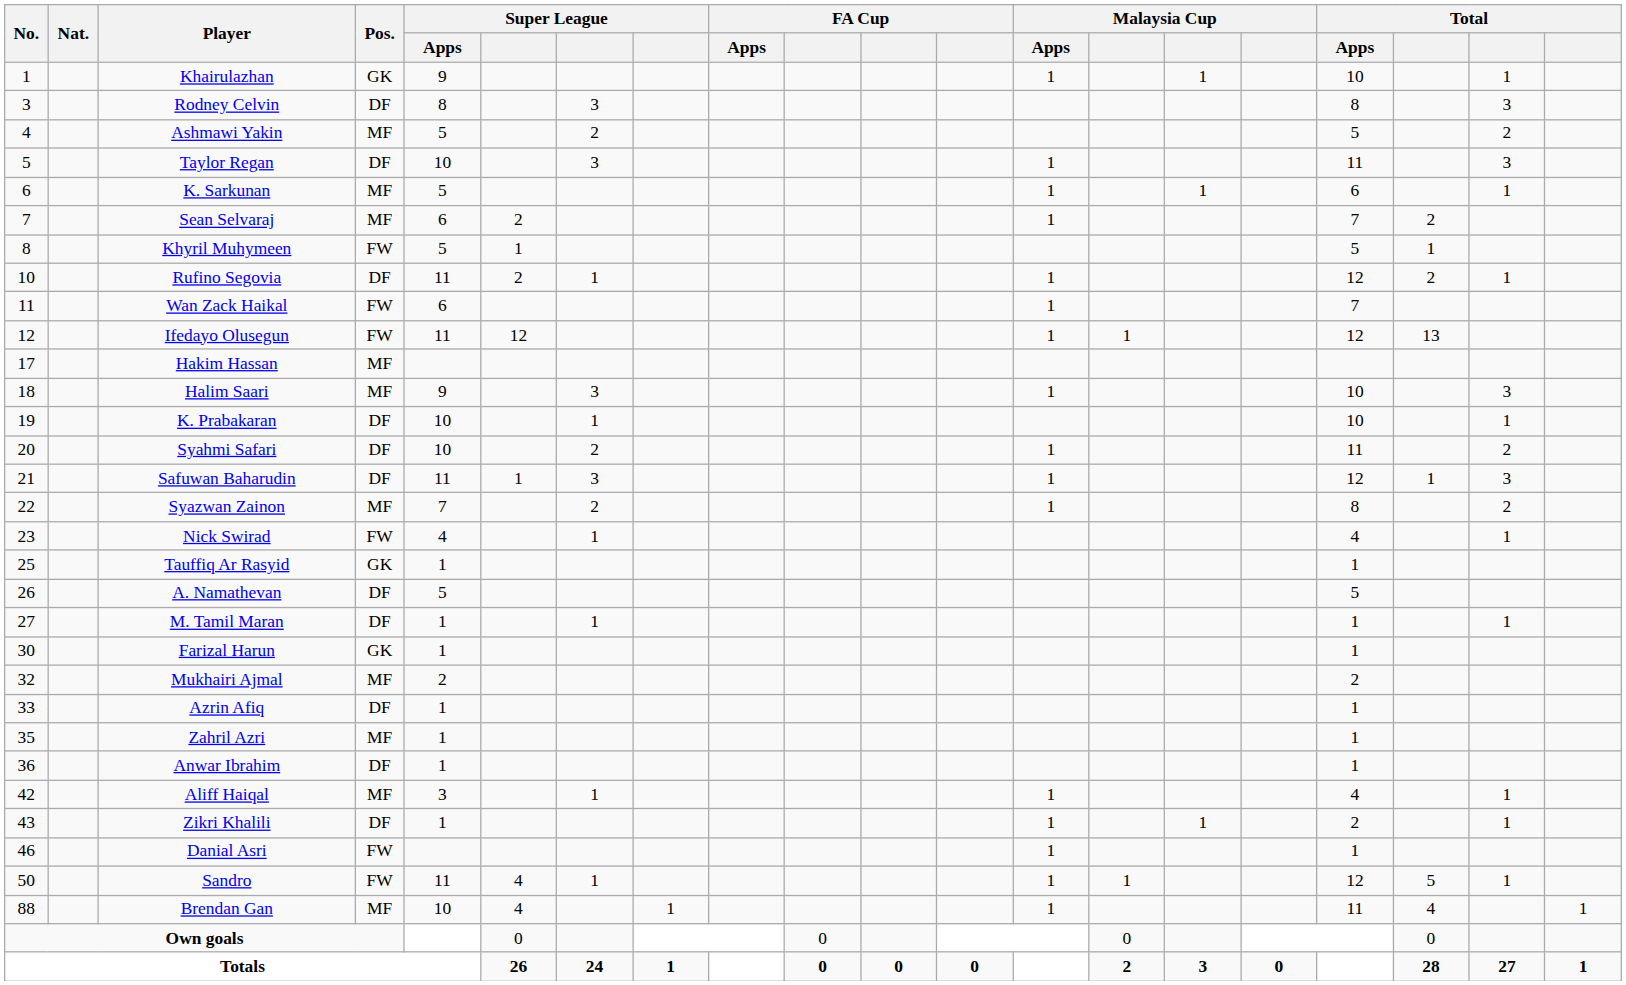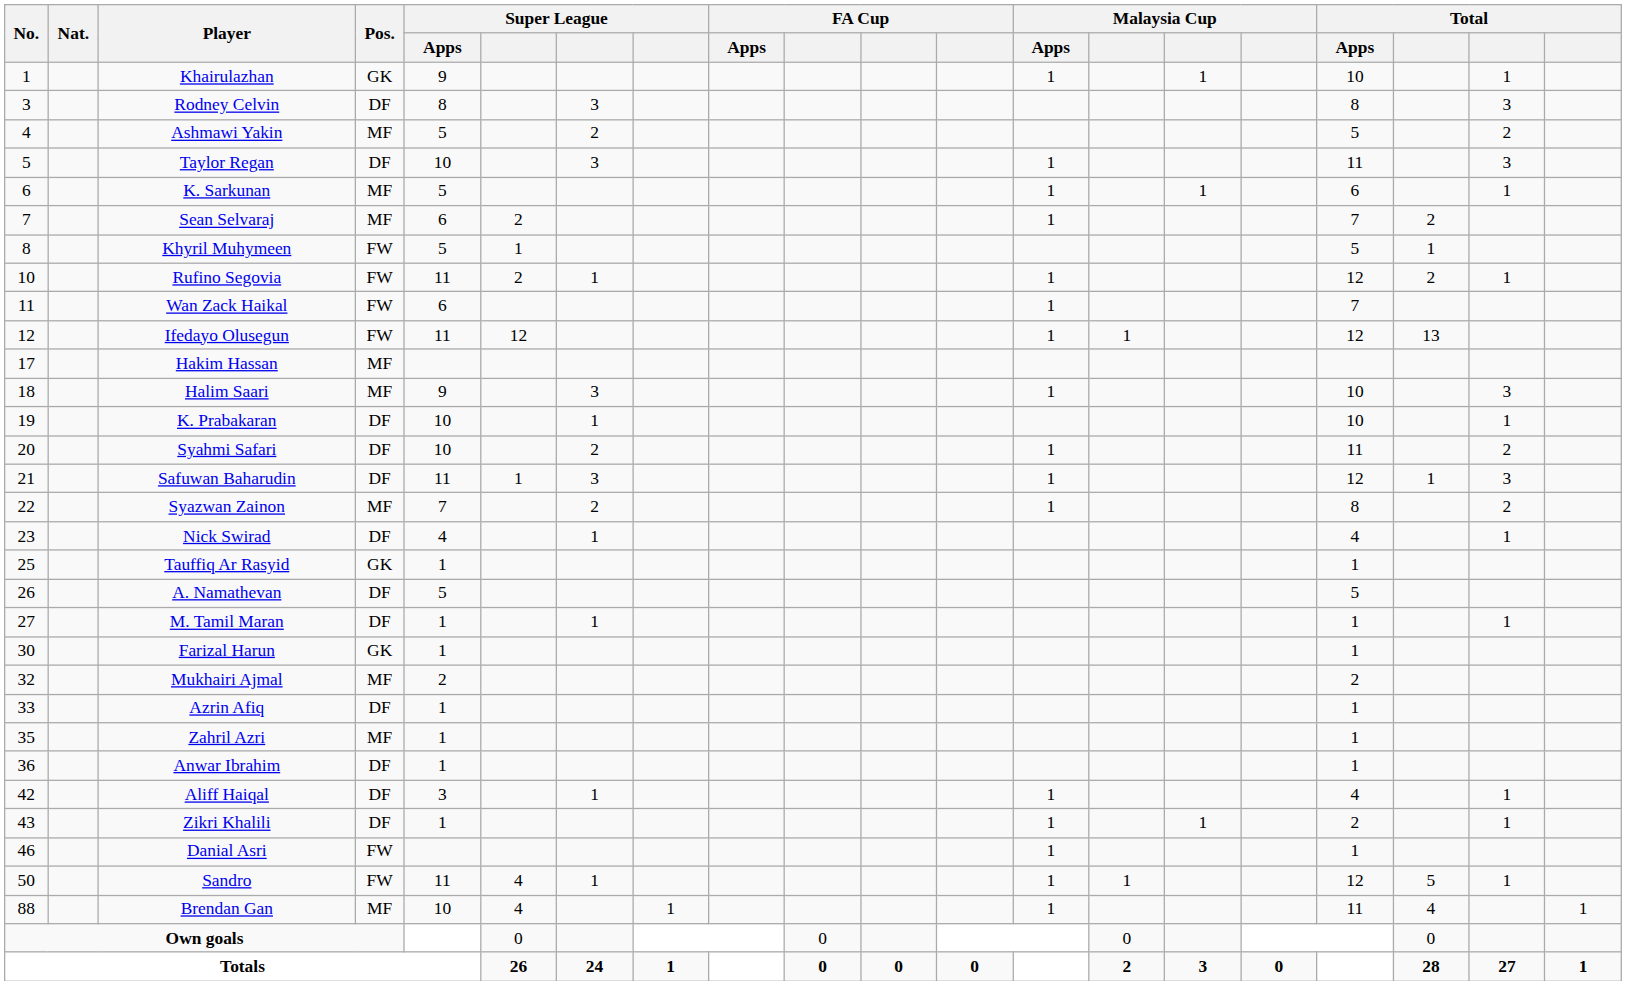(380, 276) DF -> (380, 276) FW
(380, 535) FW -> (380, 535) DF
(380, 793) MF -> (380, 793) DF
